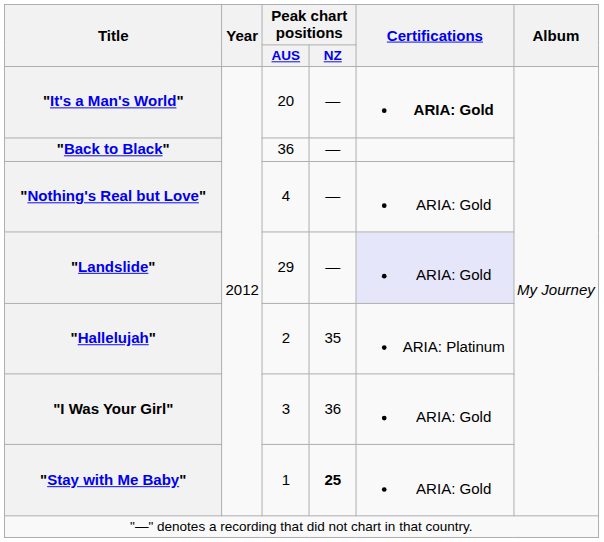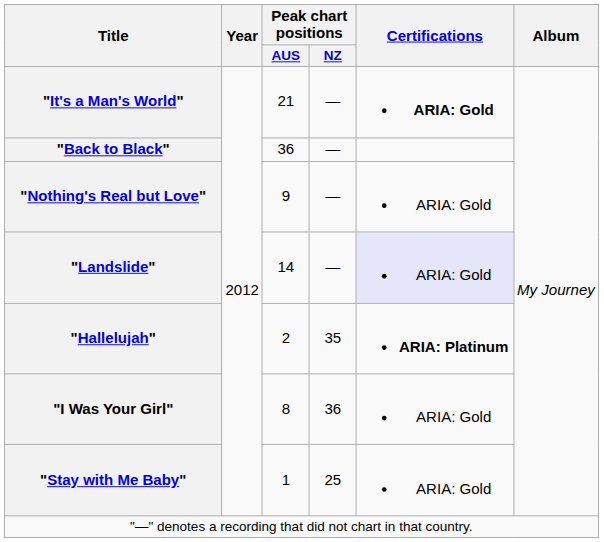(286, 102) 20 -> (286, 102) 21
(286, 196) 4 -> (286, 196) 9
(286, 267) 29 -> (286, 267) 14
(435, 347) normal -> (435, 347) bold
(286, 409) 3 -> (286, 409) 8
(333, 480) bold -> (333, 480) normal
